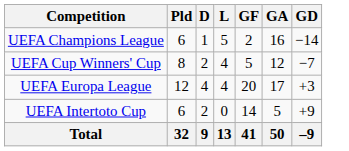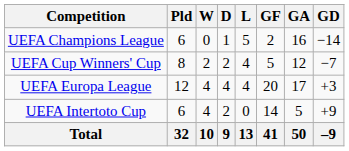+ column: (207, 16)
